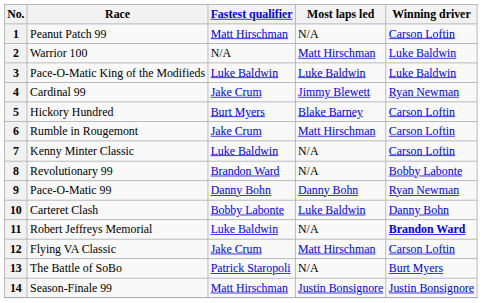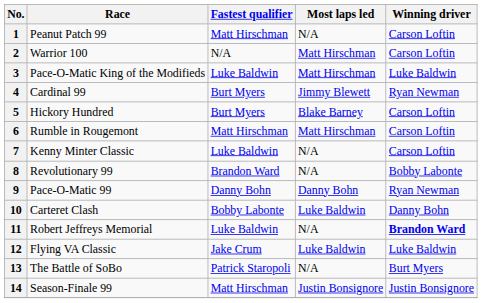(423, 53) Luke Baldwin -> (422, 53) Carson Loftin
(332, 73) Luke Baldwin -> (337, 73) Matt Hirschman
(236, 92) Jake Crum -> (238, 92) Burt Myers
(236, 131) Jake Crum -> (249, 131) Matt Hirschman
(337, 249) Matt Hirschman -> (332, 249) Luke Baldwin
(422, 249) Carson Loftin -> (423, 249) Luke Baldwin
